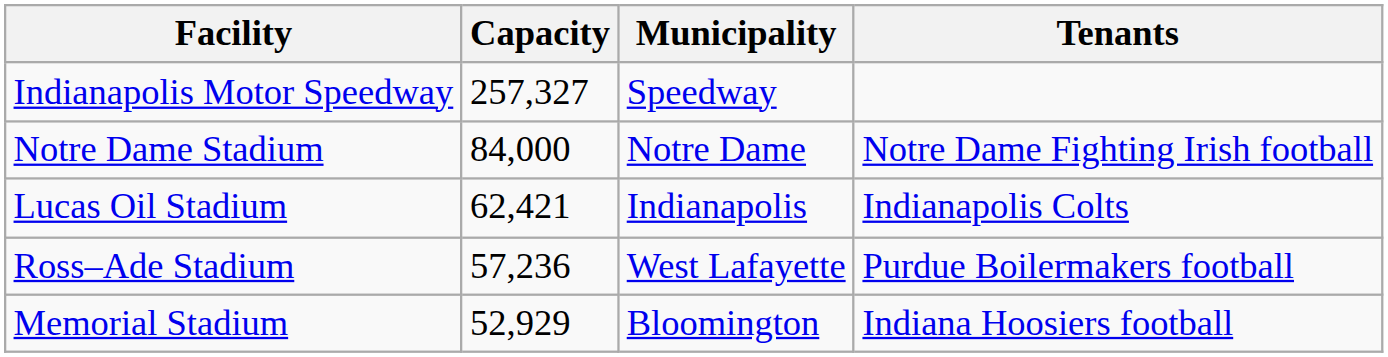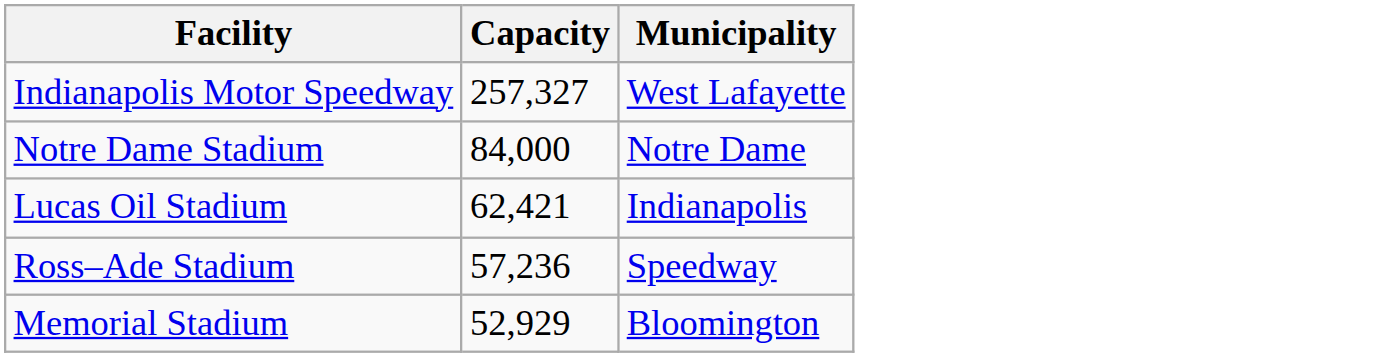- column: (1118, 33)
(702, 91) Speedway -> (736, 91) West Lafayette
(736, 264) West Lafayette -> (702, 264) Speedway
